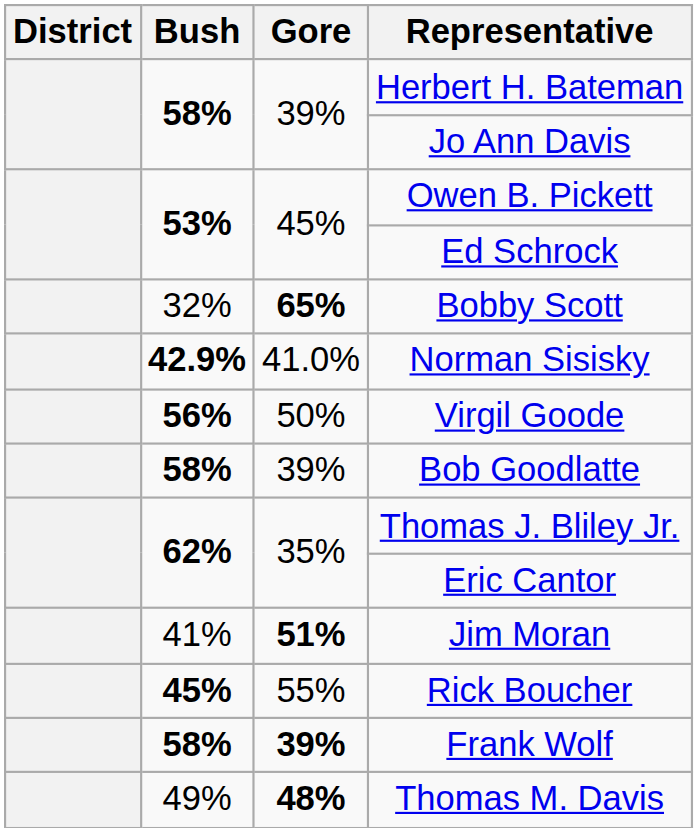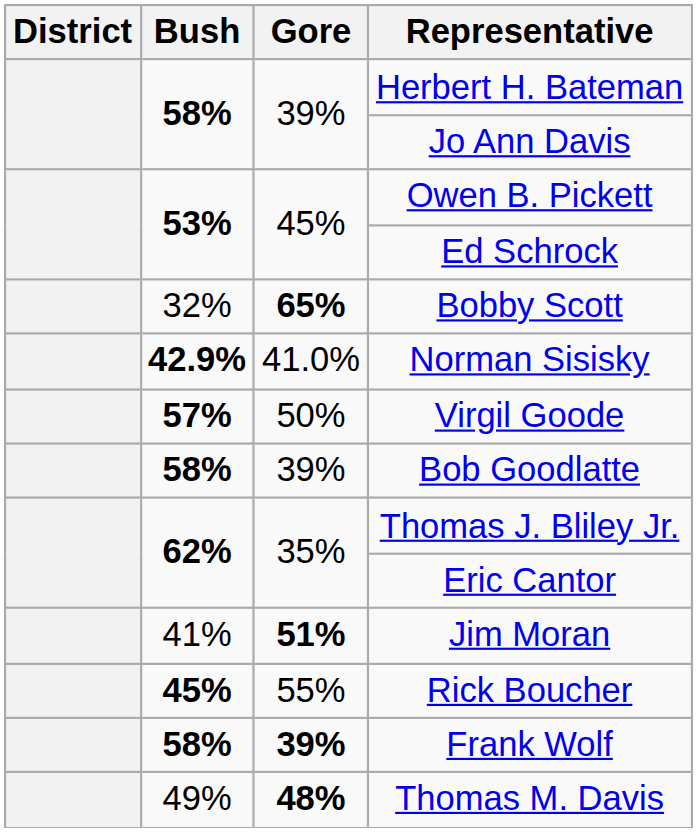(197, 415) 56% -> (197, 415) 57%
